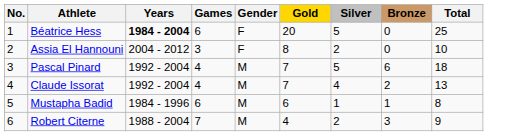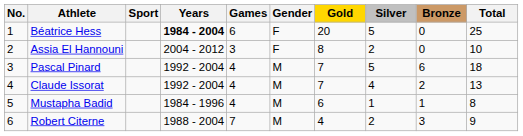+ column: (143, 13)
(198, 103) 6 -> (233, 103) 4
